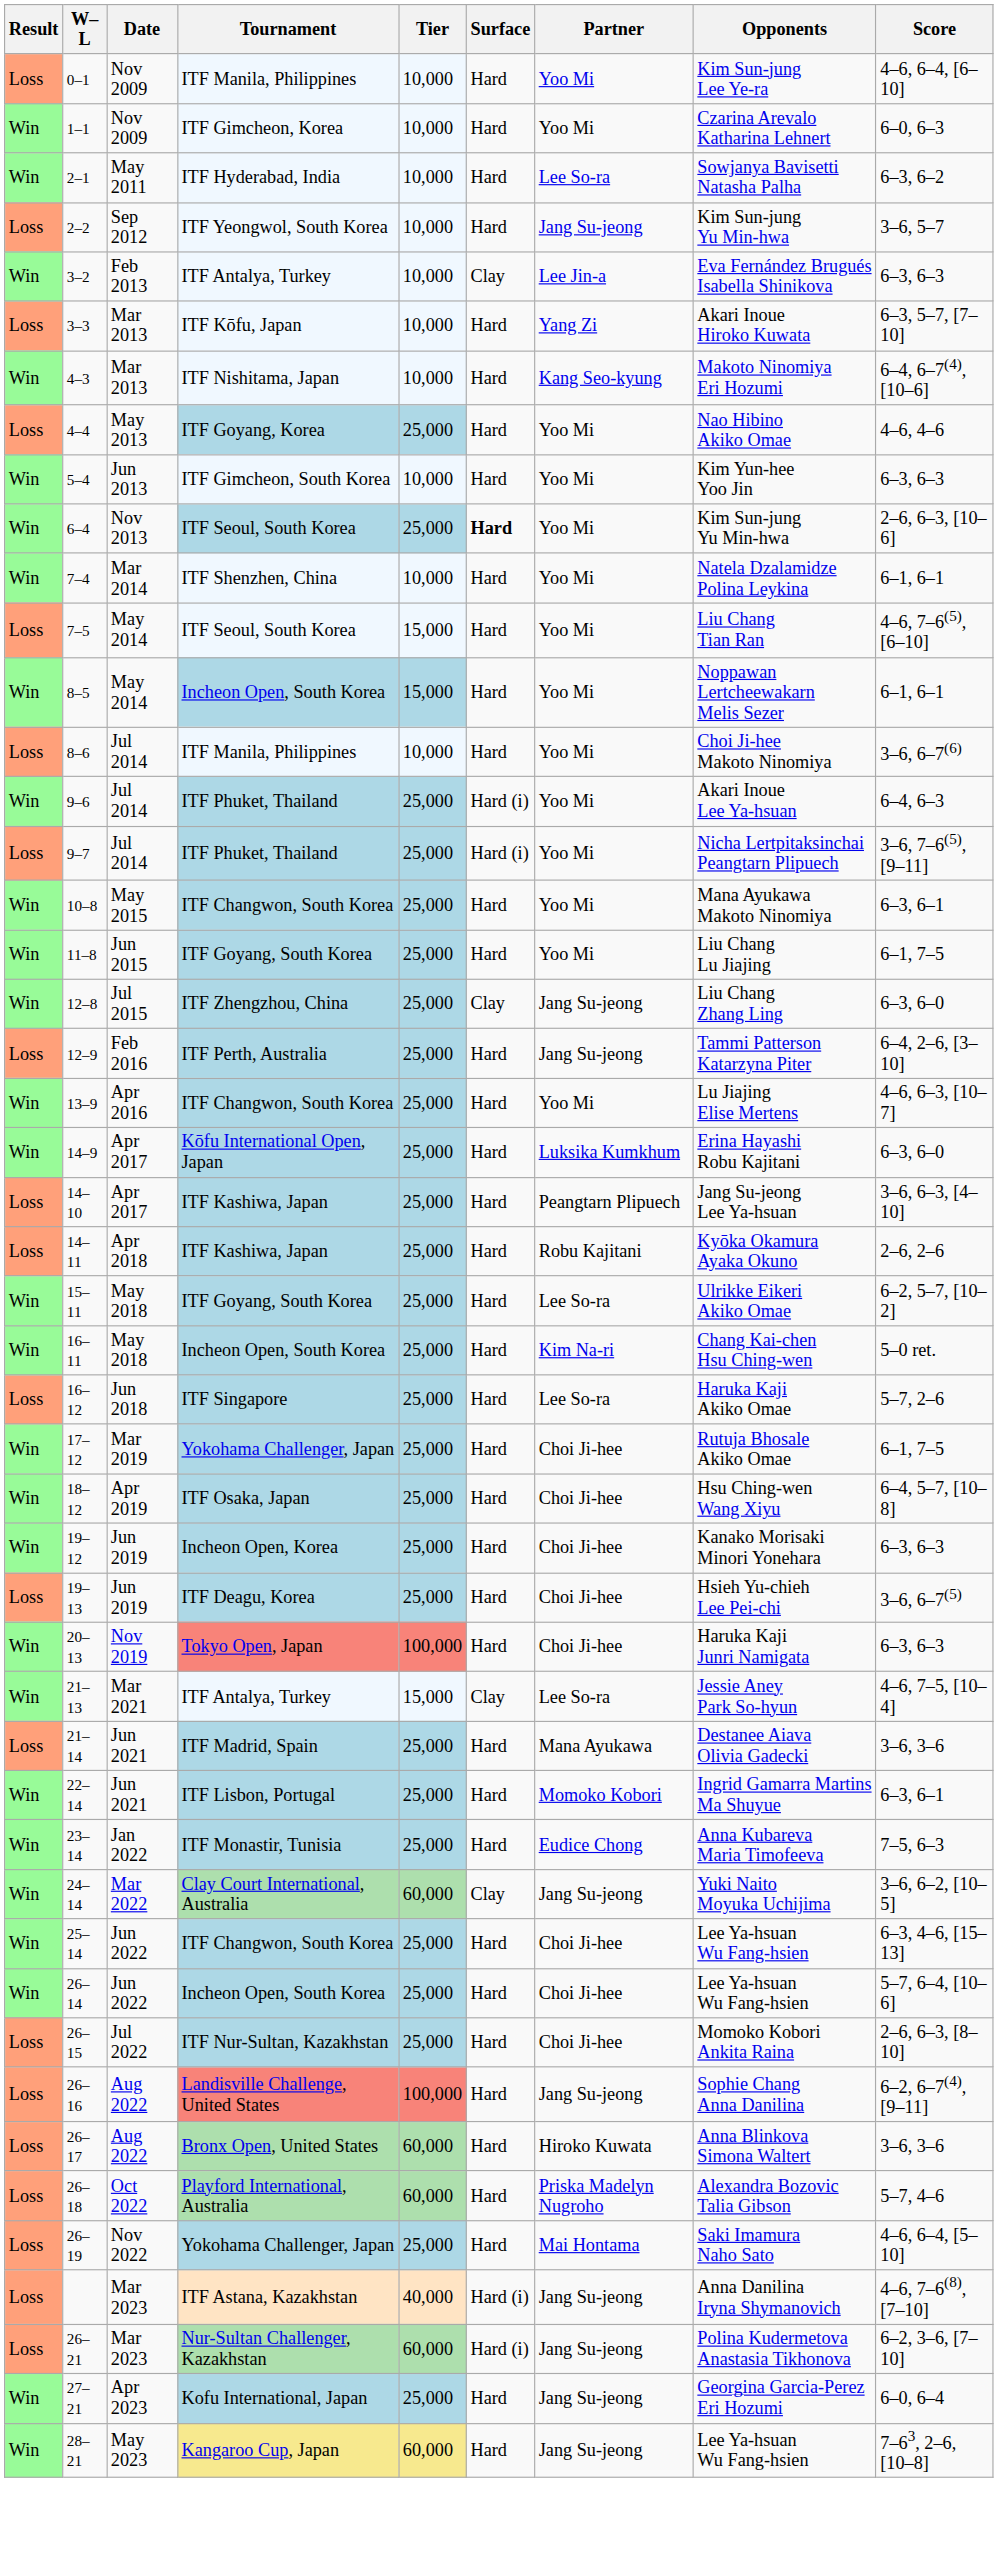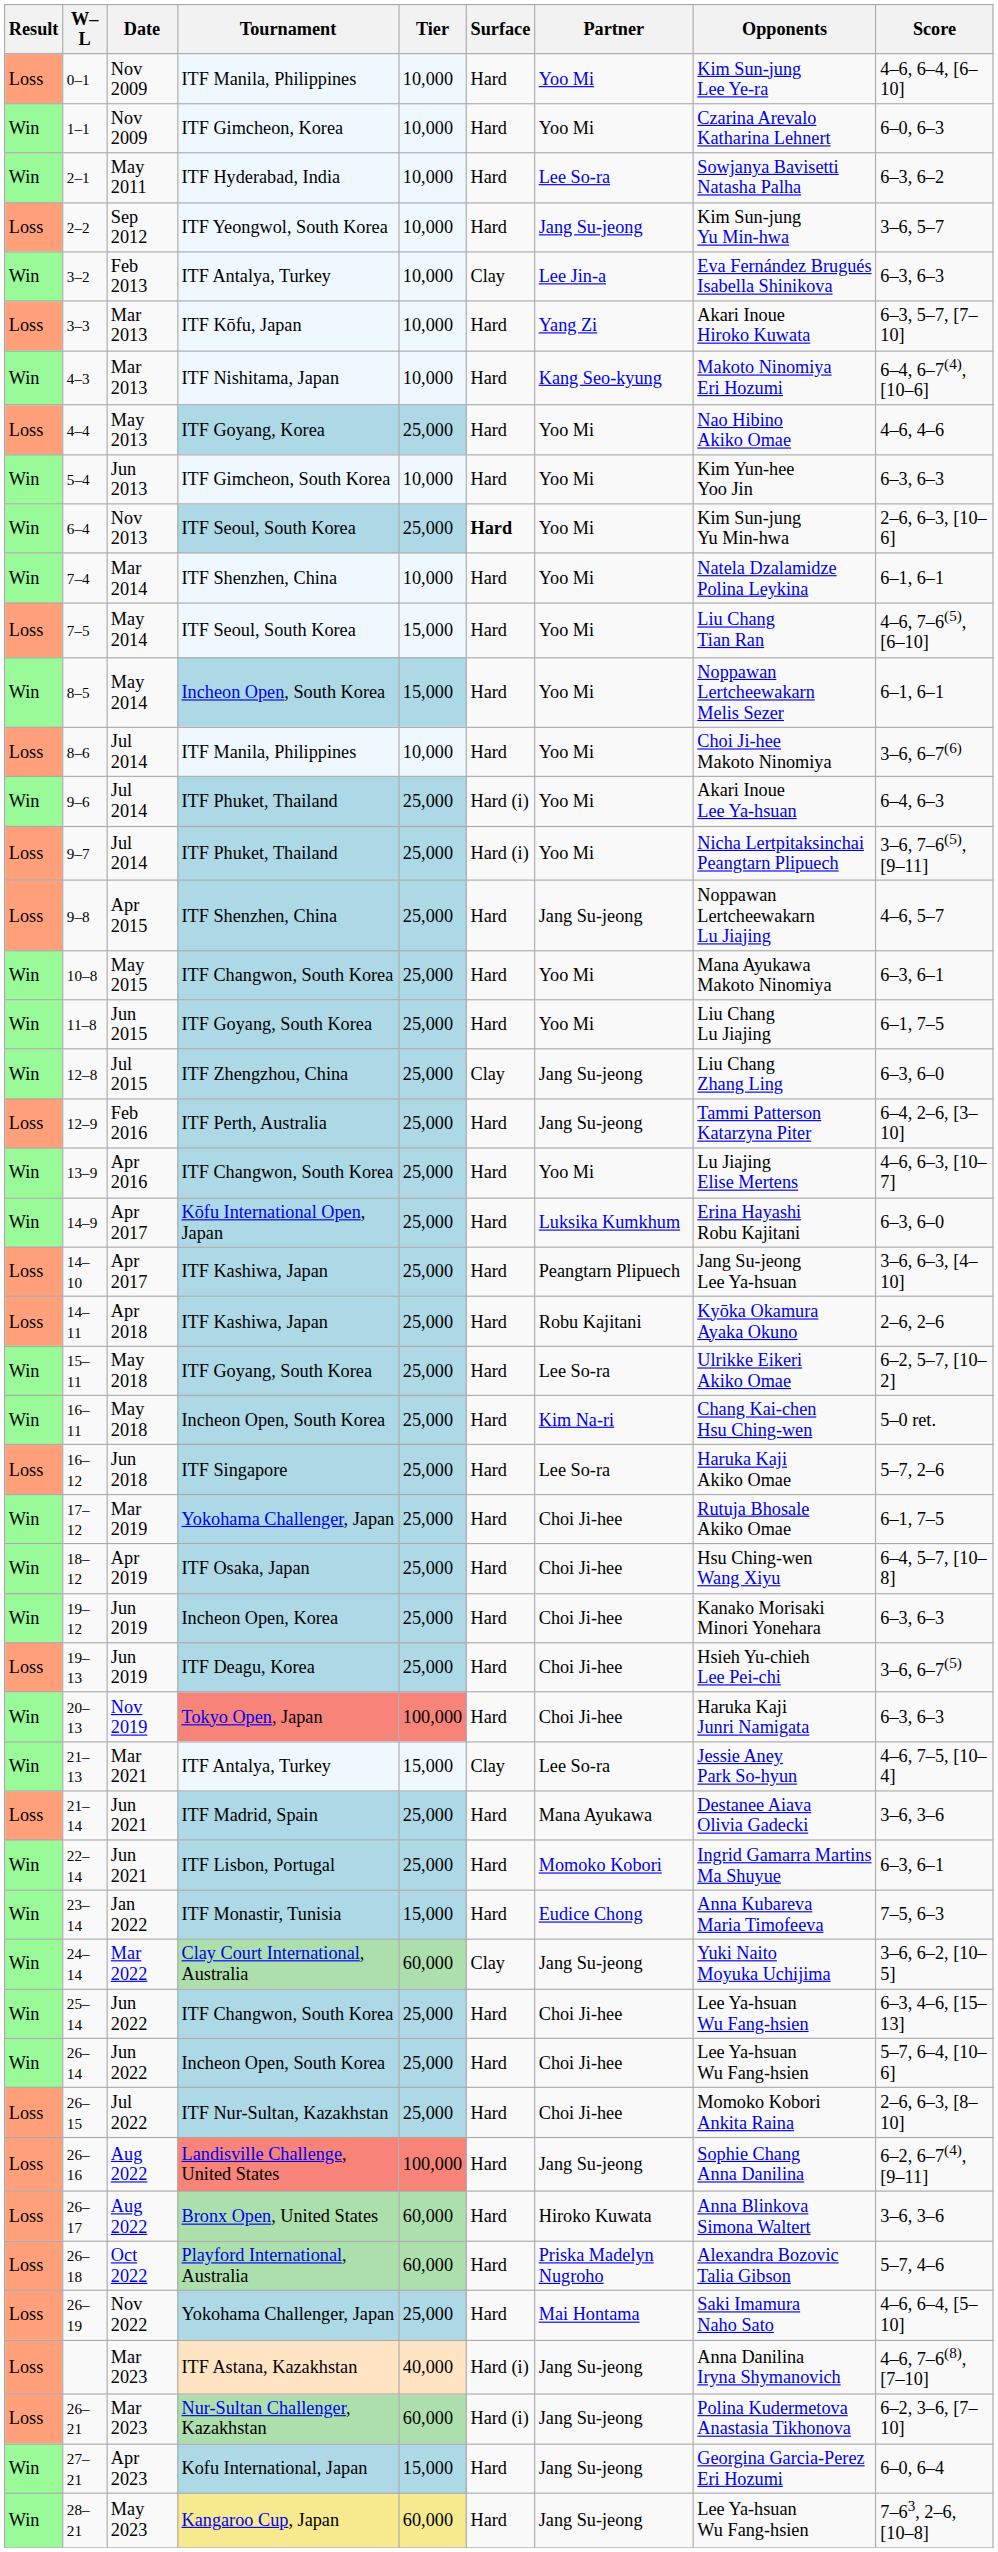+ row: (78, 916)
(428, 1844) 25,000 -> (428, 1914) 15,000
(428, 2398) 25,000 -> (428, 2468) 15,000
